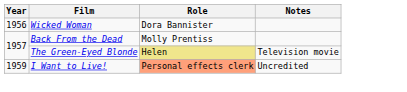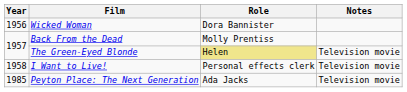(17, 66) 1959 -> (17, 66) 1958
(198, 66) lightsalmon background -> (259, 66) no background
(283, 66) Uncredited -> (359, 66) Television movie
+ row: (115, 80)
